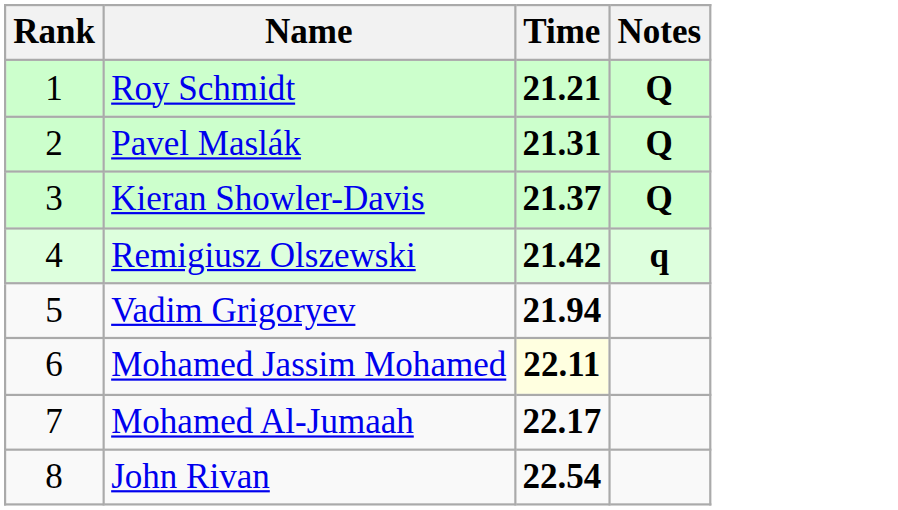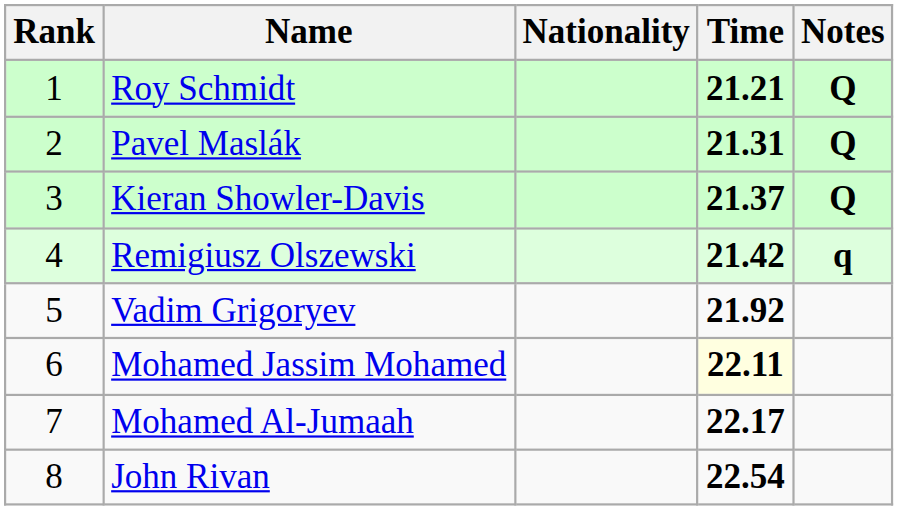+ column: (606, 32)
(562, 310) 21.94 -> (745, 310) 21.92
